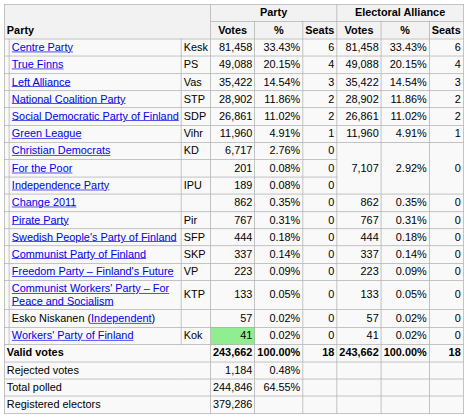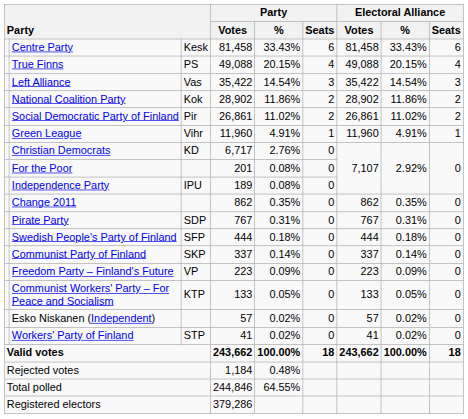(194, 99) STP -> (193, 99) Kok
(195, 116) SDP -> (190, 116) Pir
(190, 220) Pir -> (195, 220) SDP
(193, 335) Kok -> (194, 335) STP
(246, 335) lightgreen background -> (246, 335) no background
